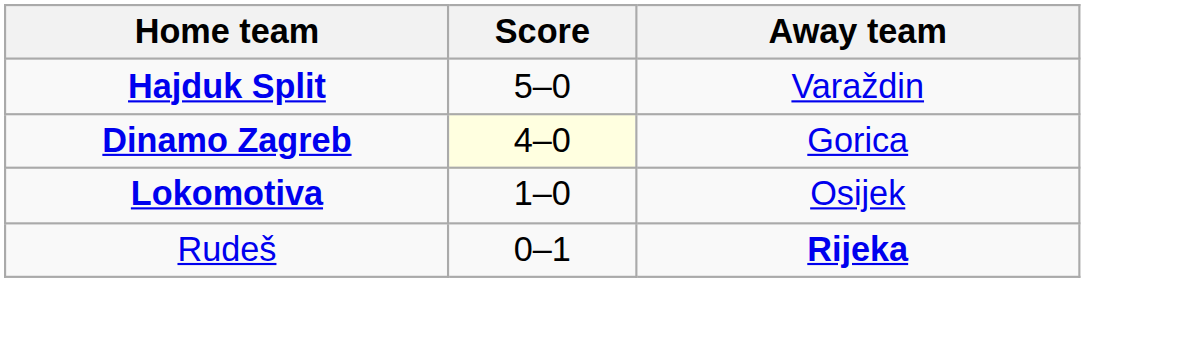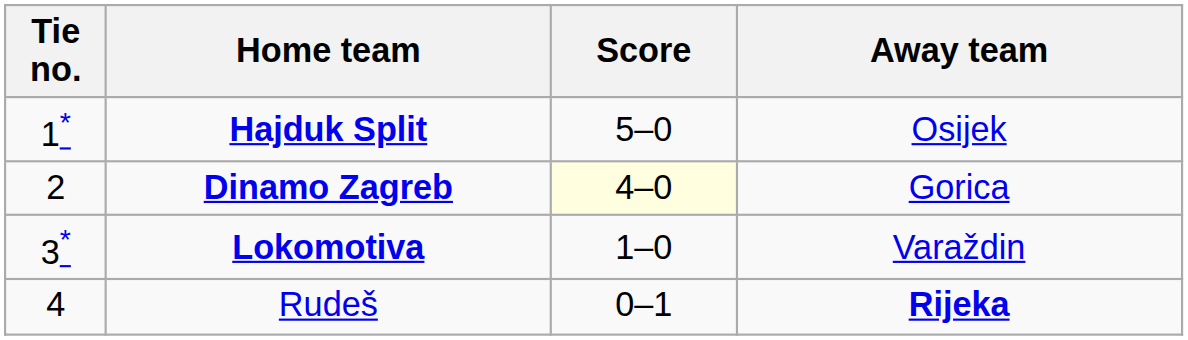+ column: (56, 50)
(858, 85) Varaždin -> (959, 129) Osijek
(858, 194) Osijek -> (959, 246) Varaždin
